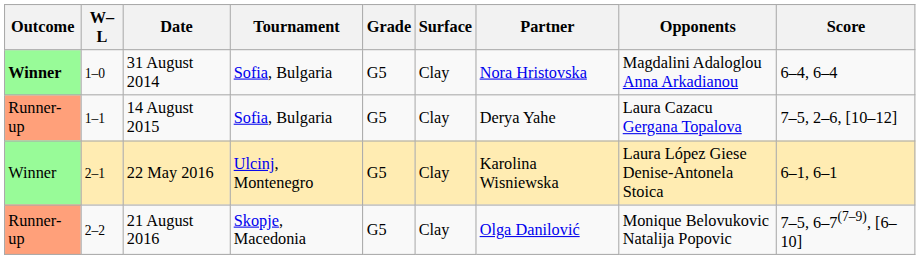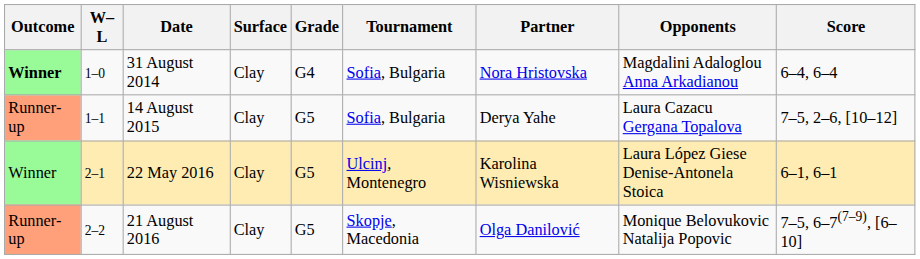columns swapped: (296, 26) <-> (445, 26)
(377, 72) G5 -> (305, 72) G4
